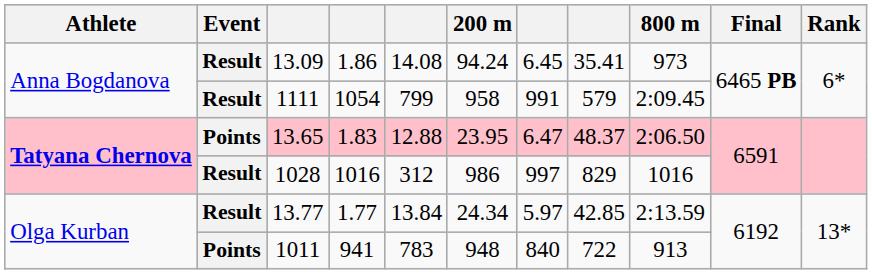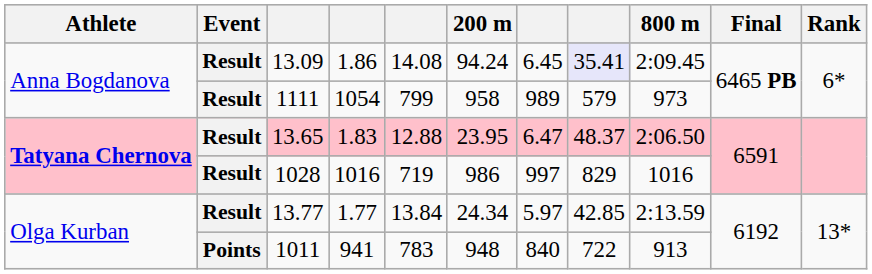(599, 61) no background -> (599, 61) lavender background
(670, 61) 973 -> (670, 61) 2:09.45
(543, 99) 991 -> (543, 99) 989
(670, 99) 2:09.45 -> (670, 99) 973
(232, 137) Points -> (232, 137) Result
(416, 174) 312 -> (416, 174) 719
